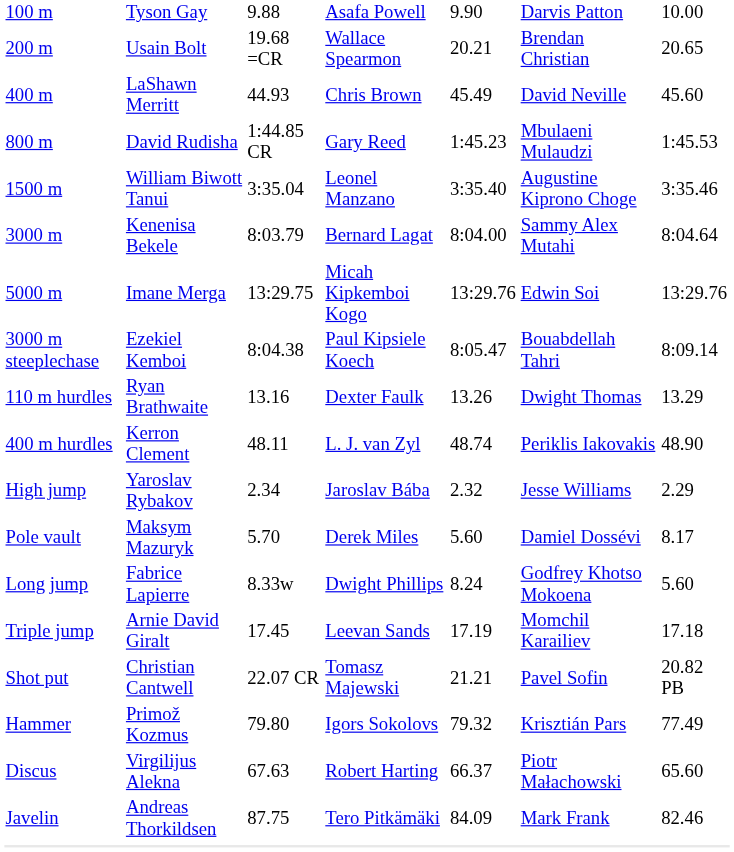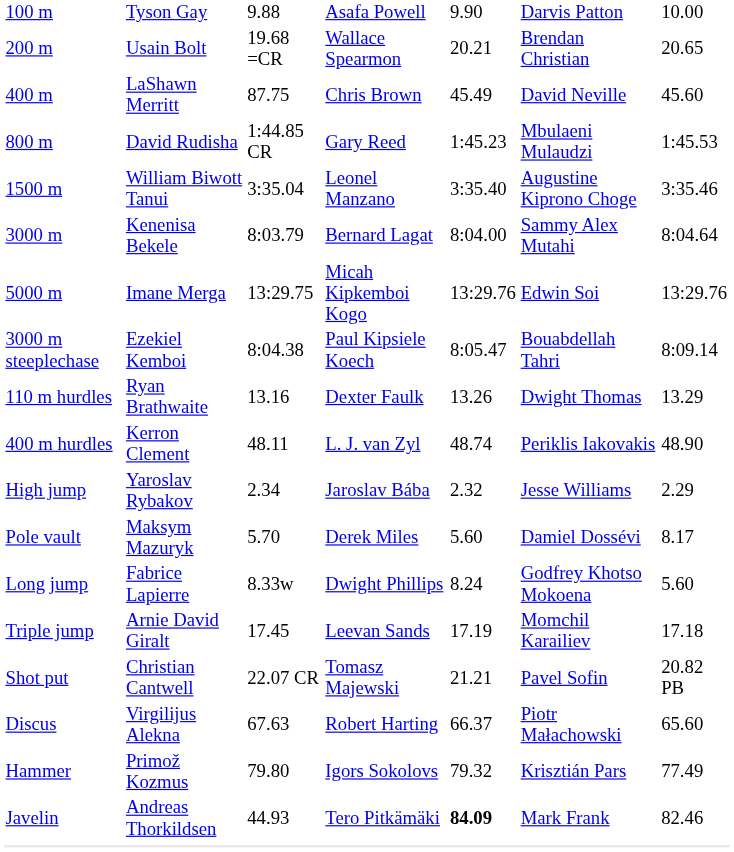(268, 95) 44.93 -> (268, 95) 87.75
rows swapped: (31, 771) <-> (38, 724)
(268, 818) 87.75 -> (268, 818) 44.93
(471, 818) normal -> (471, 818) bold
